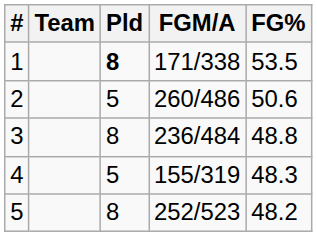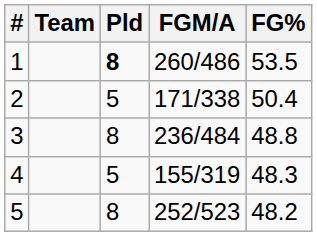(197, 61) 171/338 -> (197, 61) 260/486
(197, 99) 260/486 -> (197, 99) 171/338
(274, 99) 50.6 -> (274, 99) 50.4
